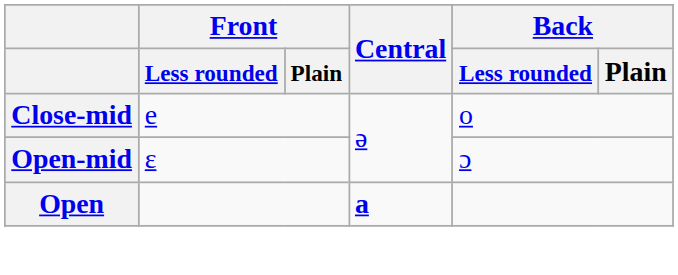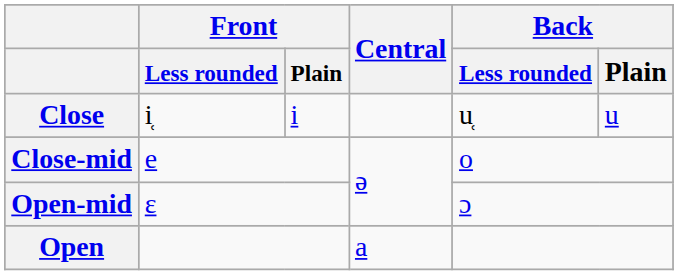+ row: (72, 114)
(362, 203) bold -> (361, 247) normal
